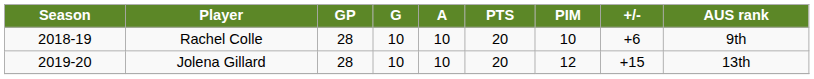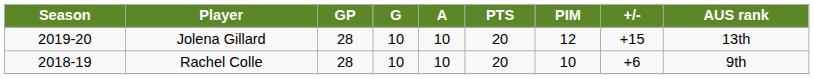rows swapped: (221, 62) <-> (221, 39)
